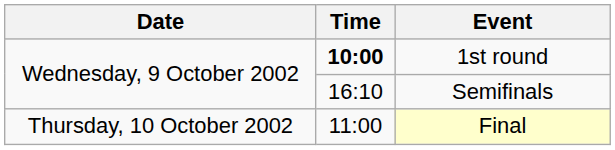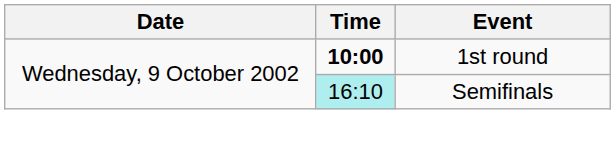(355, 91) no background -> (355, 91) paleturquoise background
- row: (503, 126)
